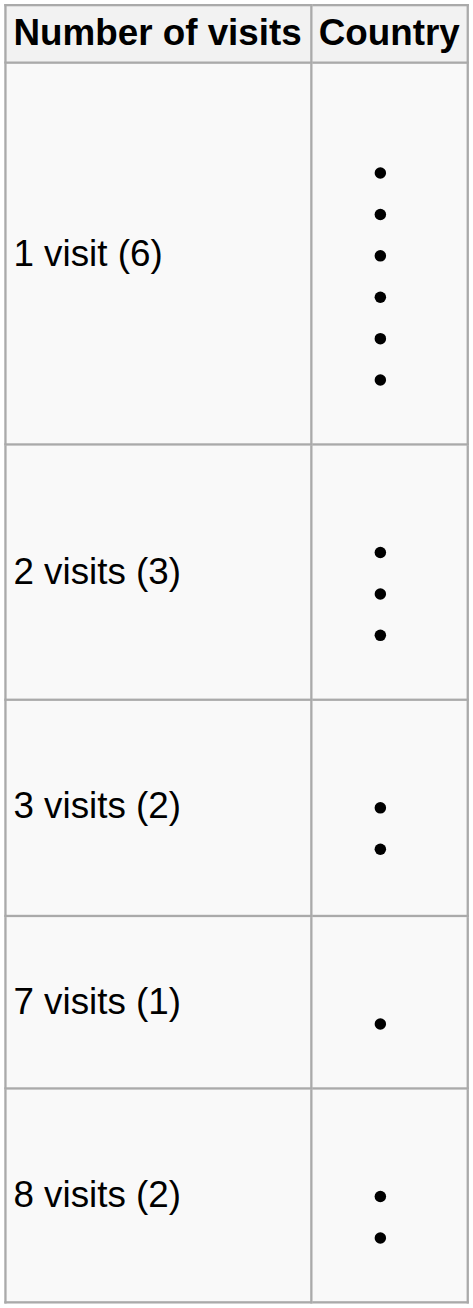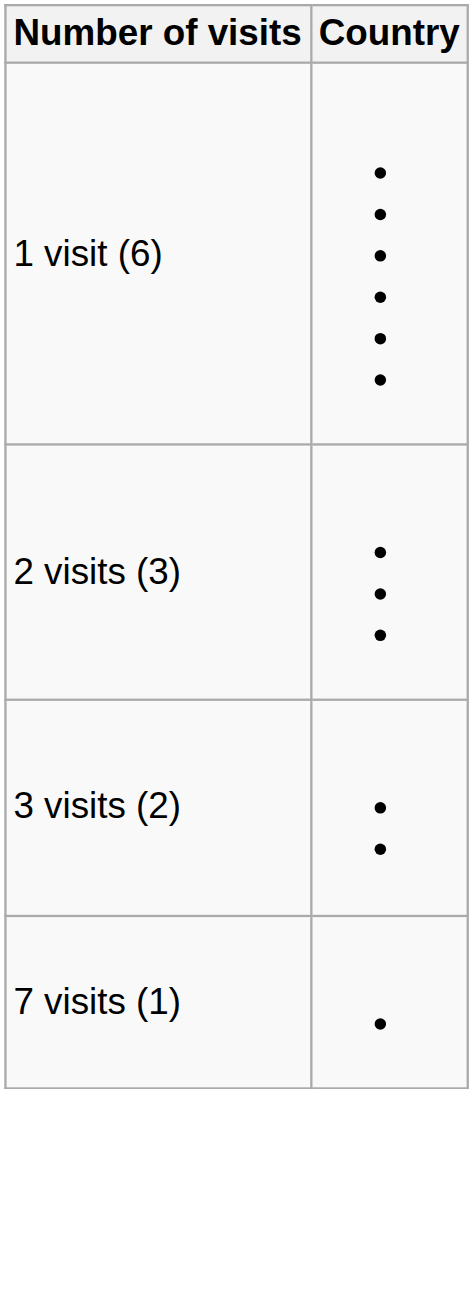- row: (97, 1194)
